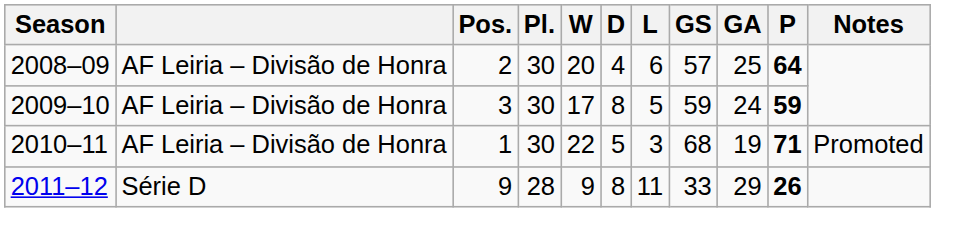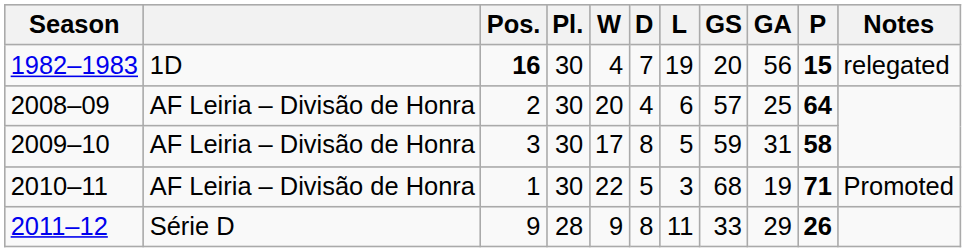+ row: (74, 65)
(747, 105) 24 -> (778, 145) 31
(787, 105) 59 -> (818, 145) 58
